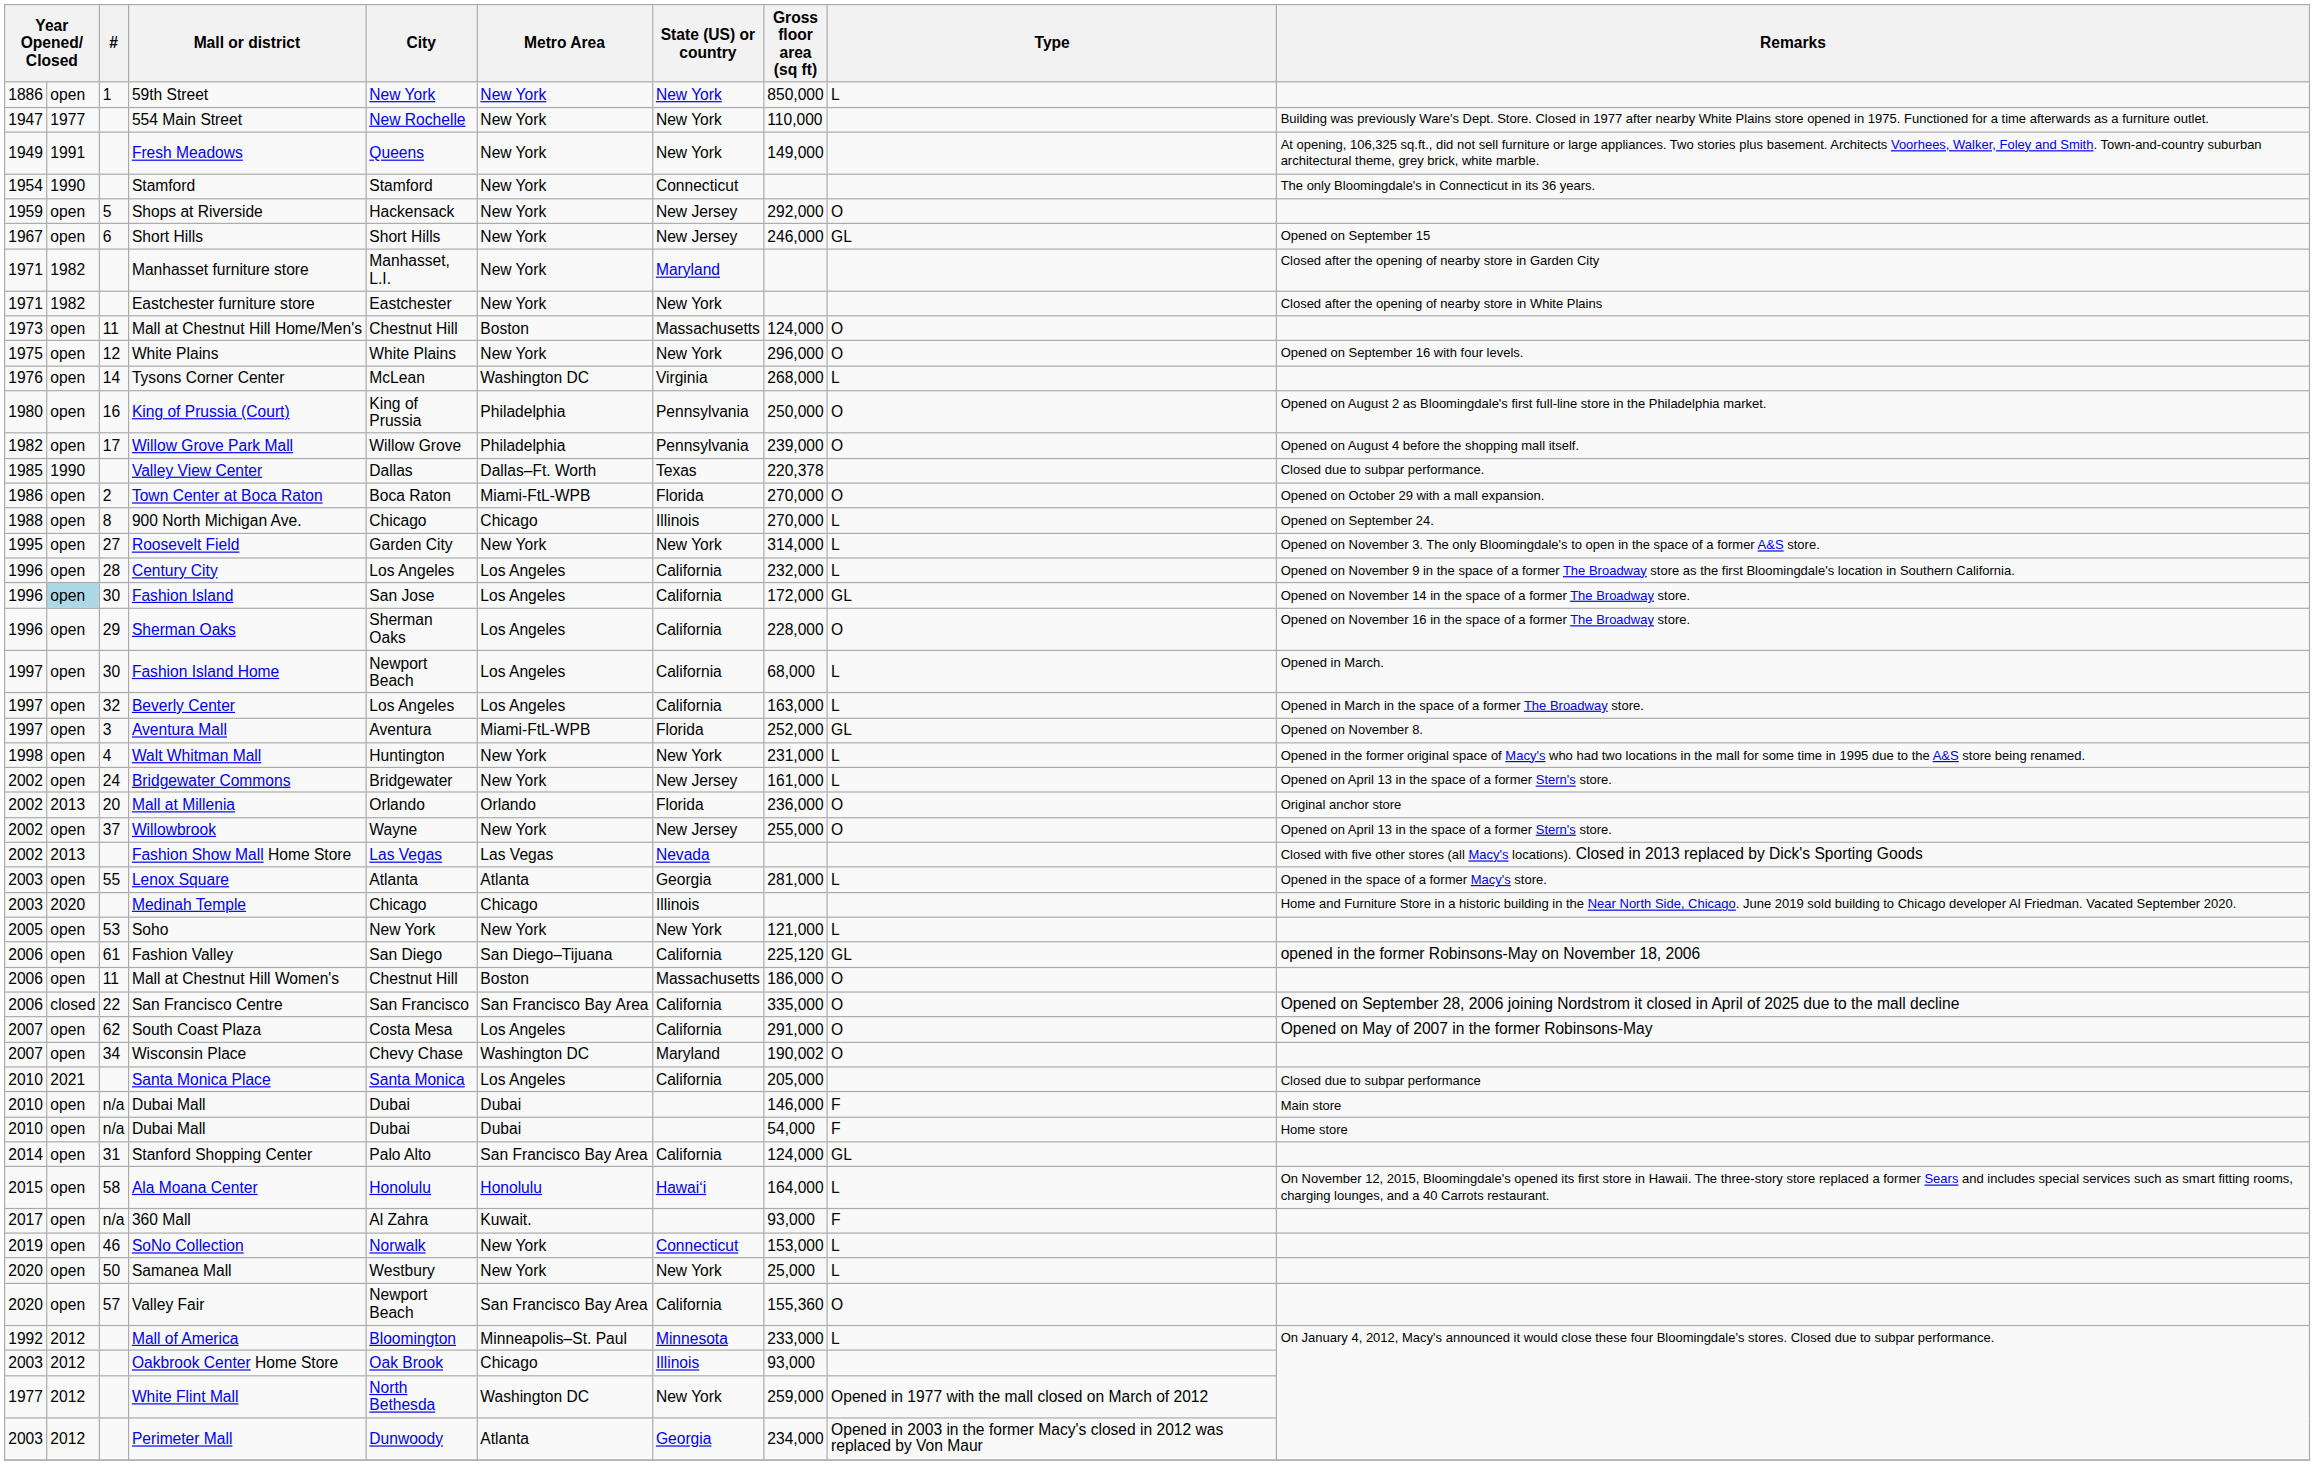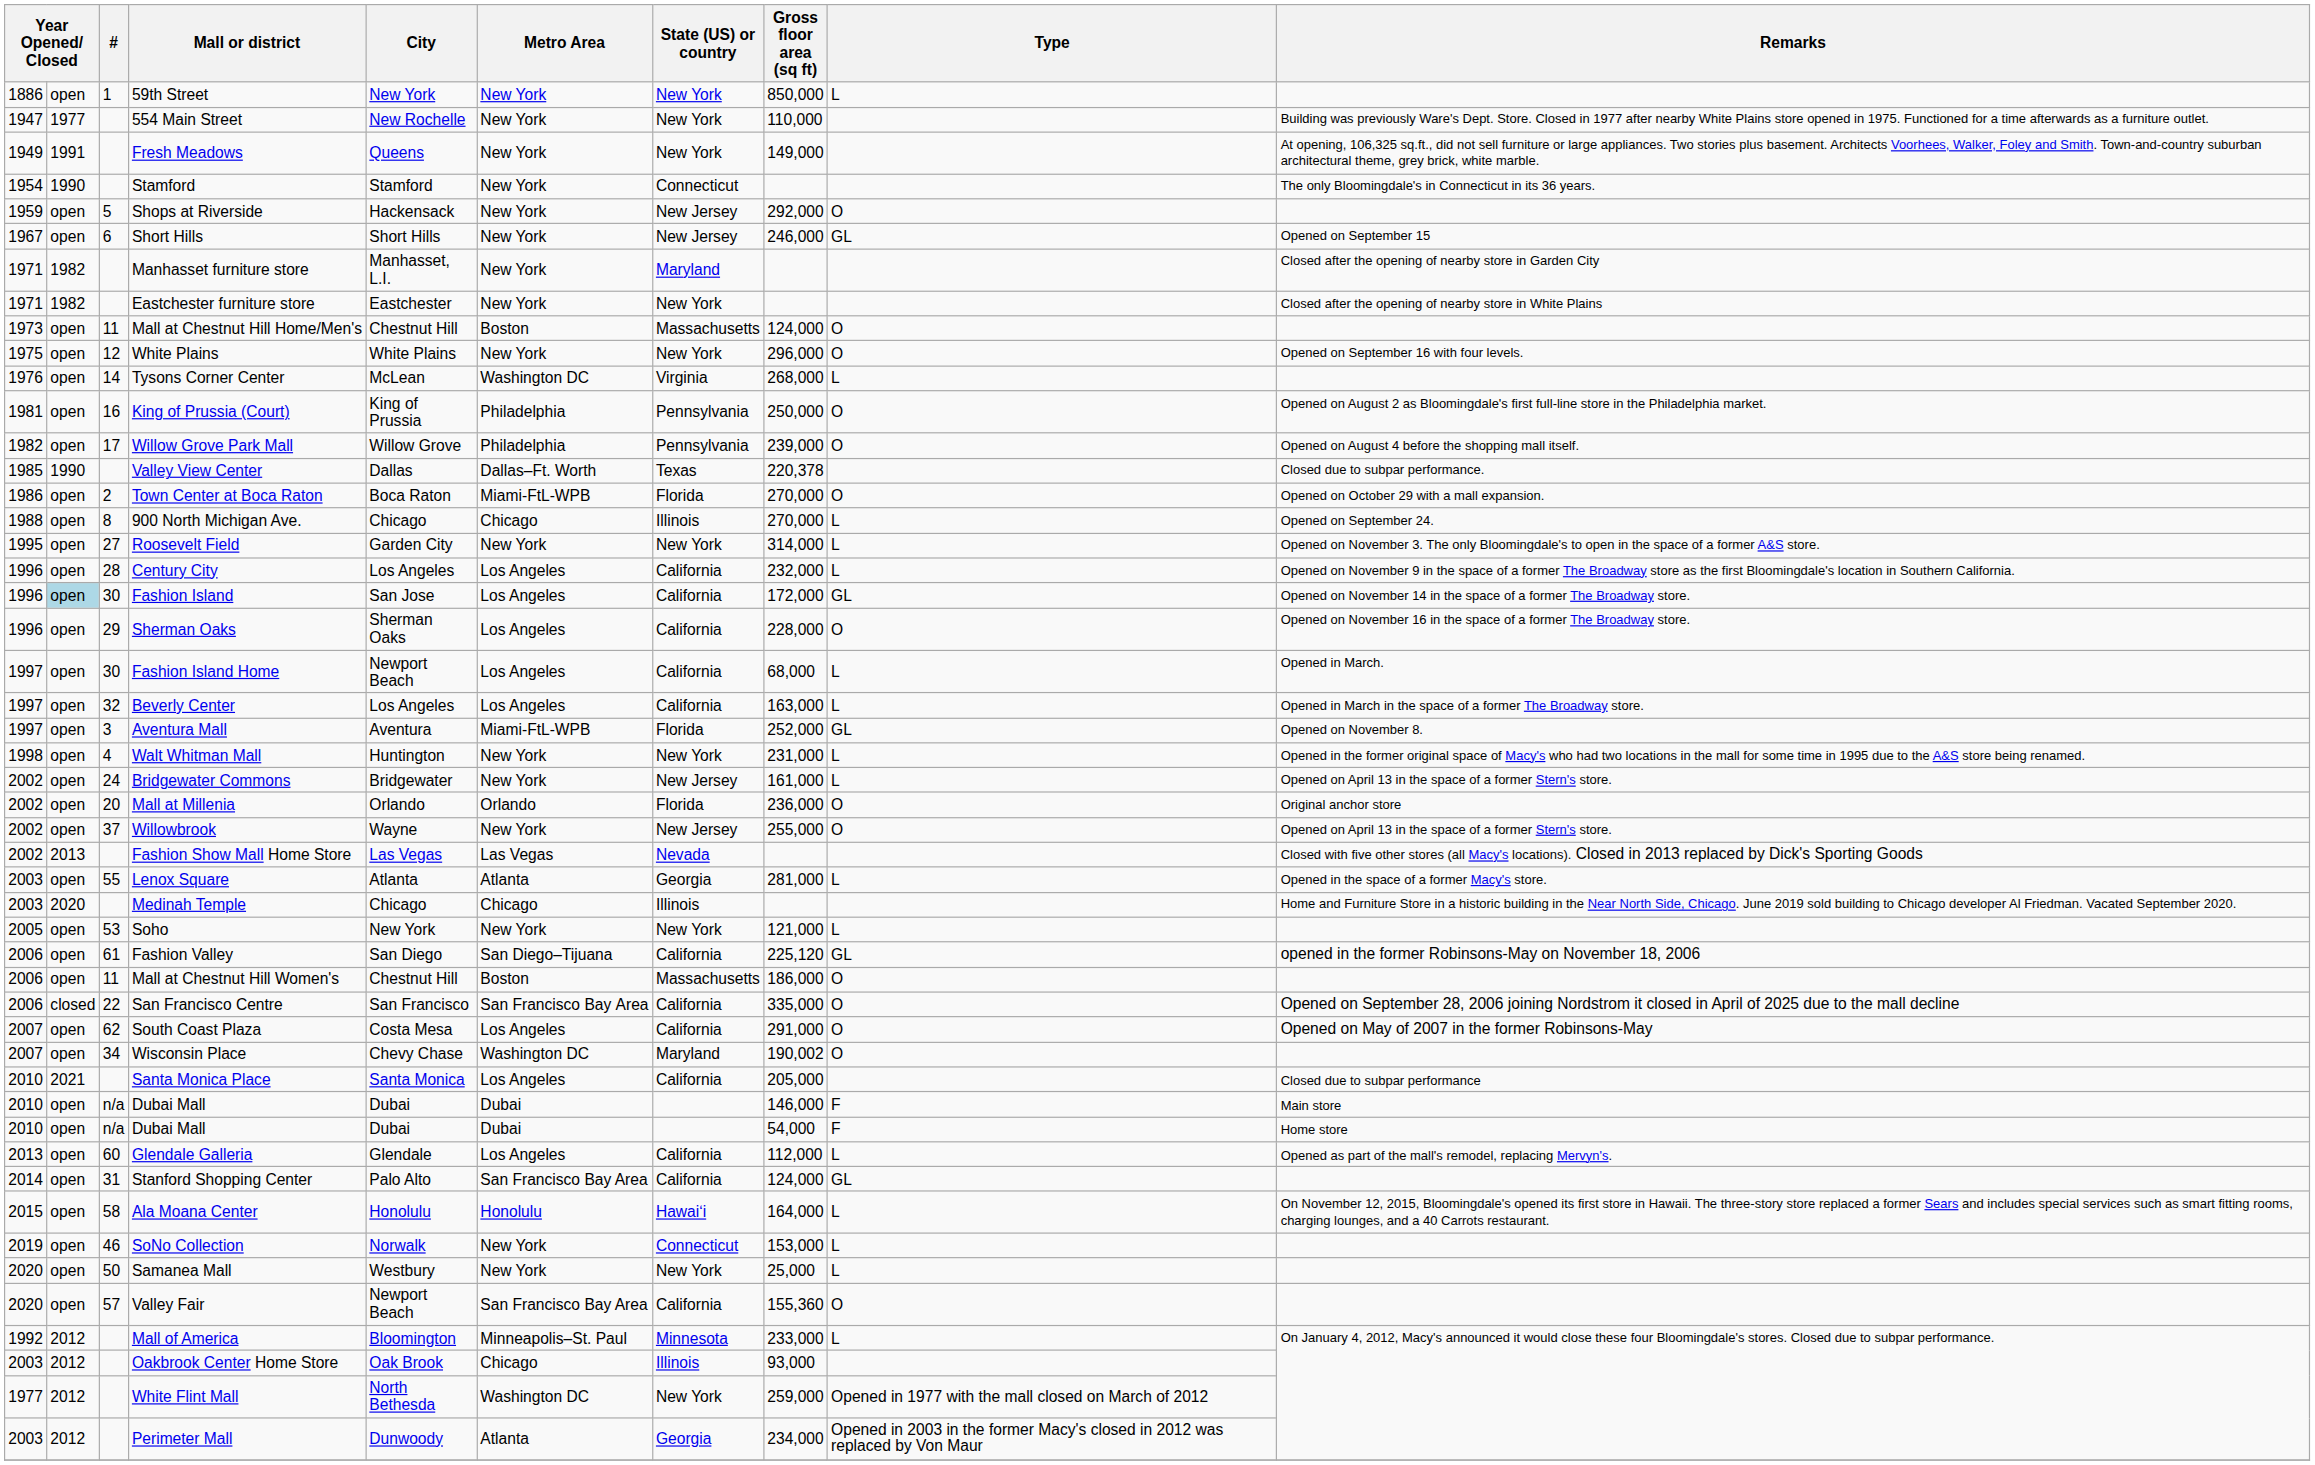(26, 412) 1980 -> (26, 412) 1981
(68, 805) 2013 -> (68, 805) open
+ row: (112, 1154)
- row: (114, 1221)
